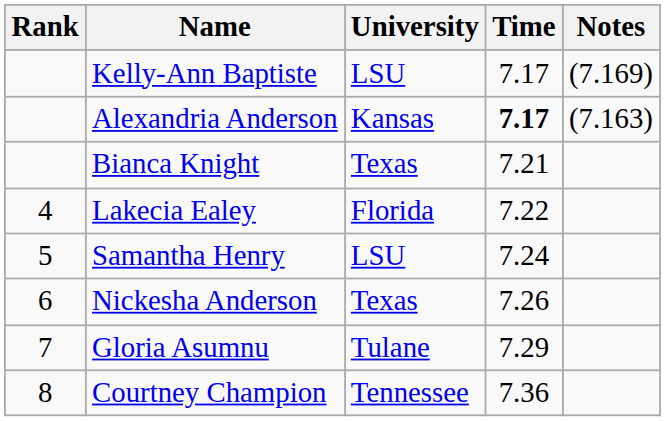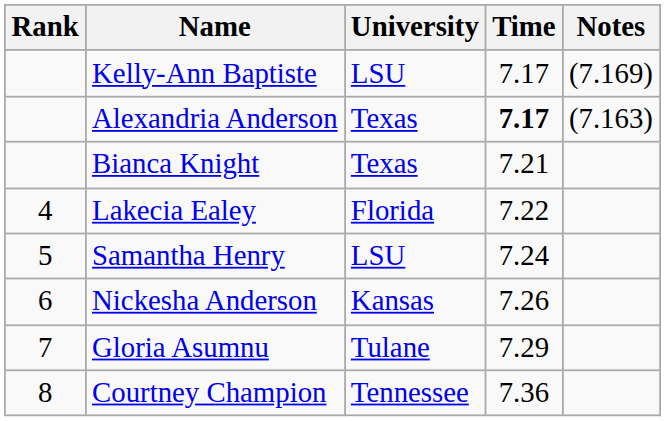(392, 118) Kansas -> (384, 118) Texas
(384, 301) Texas -> (392, 301) Kansas
